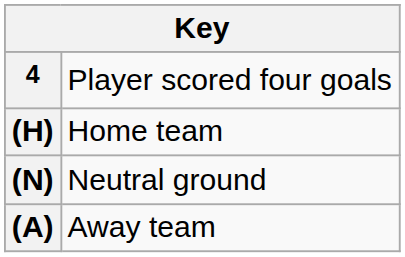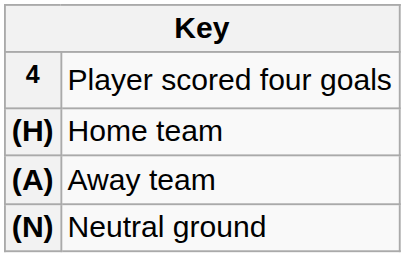rows swapped: (33, 227) <-> (33, 179)
